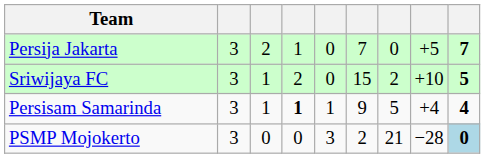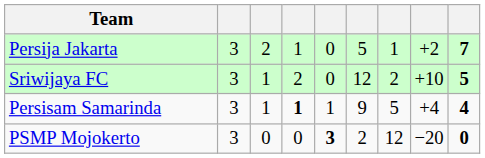(362, 49) 7 -> (362, 49) 5
(394, 49) 0 -> (394, 49) 1
(429, 49) +5 -> (429, 49) +2
(362, 78) 15 -> (362, 78) 12
(330, 138) normal -> (330, 138) bold
(394, 138) 21 -> (394, 138) 12
(429, 138) −28 -> (429, 138) −20
(464, 138) lightblue background -> (464, 138) no background
